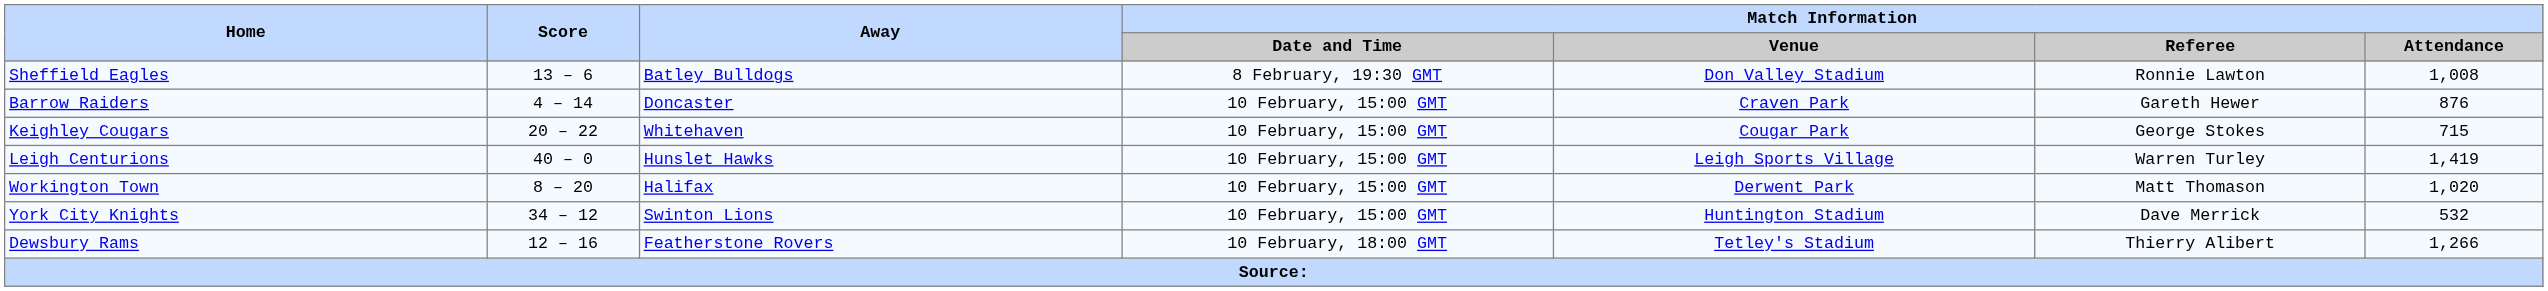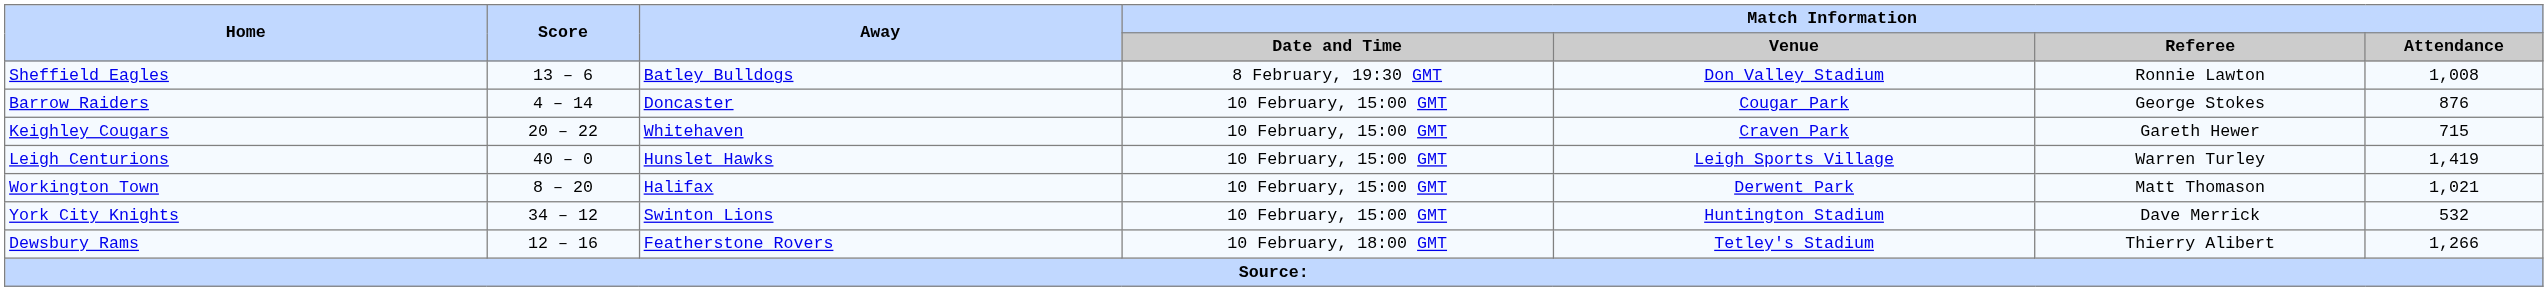(1794, 103) Craven Park -> (1794, 103) Cougar Park
(2200, 103) Gareth Hewer -> (2200, 103) George Stokes
(1794, 131) Cougar Park -> (1794, 131) Craven Park
(2200, 131) George Stokes -> (2200, 131) Gareth Hewer
(2454, 188) 1,020 -> (2454, 188) 1,021
